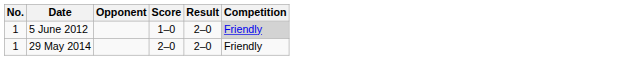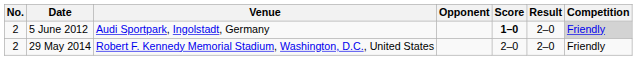+ column: (265, 13)
(15, 30) 1 -> (15, 30) 2
(166, 30) normal -> (509, 30) bold
(15, 47) 1 -> (15, 47) 2
